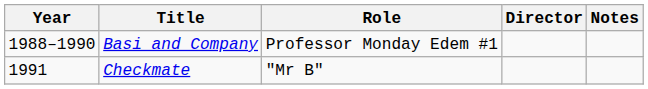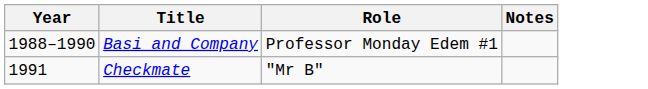- column: (544, 18)
